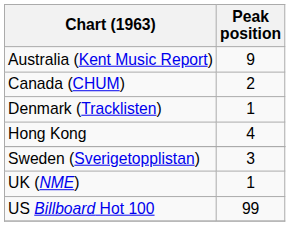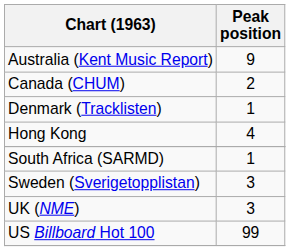+ row: (86, 158)
(251, 183) 1 -> (251, 208) 3
